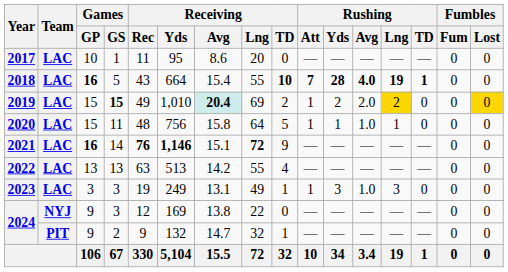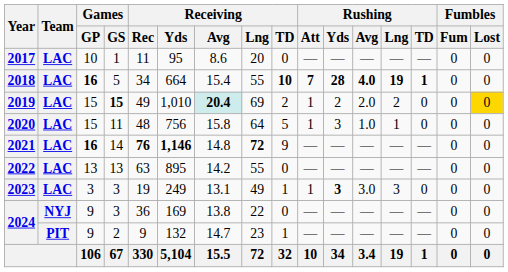(143, 80) 43 -> (143, 80) 34
(396, 102) gold background -> (396, 102) no background
(338, 124) 1 -> (338, 124) 3
(218, 146) 15.1 -> (218, 146) 14.8
(176, 168) 513 -> (176, 168) 895
(285, 168) 4 -> (285, 168) 0
(338, 189) normal -> (338, 189) bold
(367, 189) 1.0 -> (367, 189) 3.0
(143, 211) 12 -> (143, 211) 36
(257, 233) 32 -> (257, 233) 23
